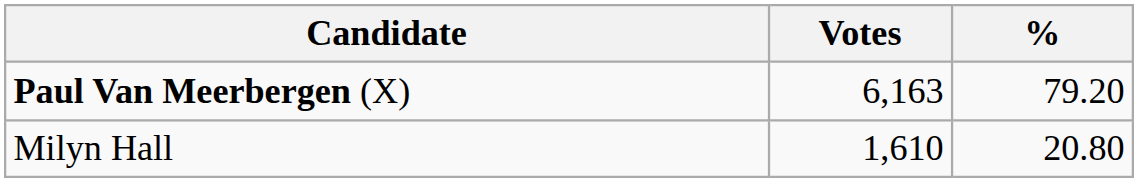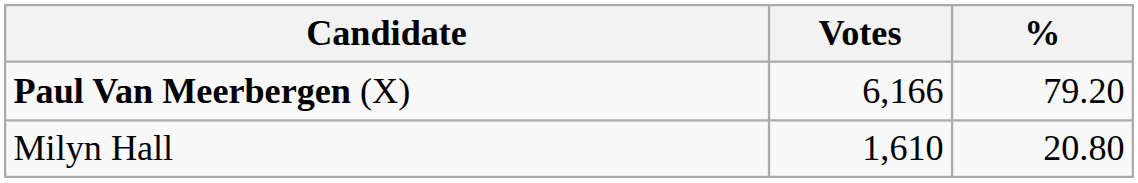(903, 90) 6,163 -> (903, 90) 6,166
